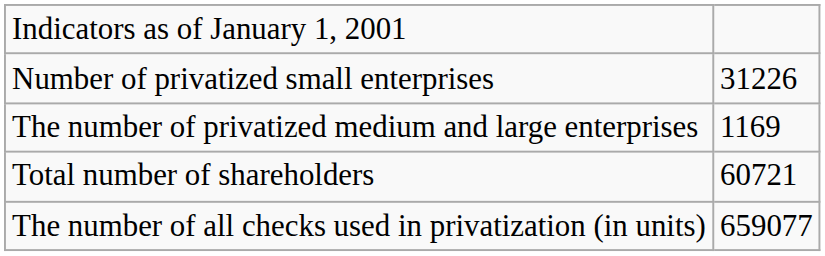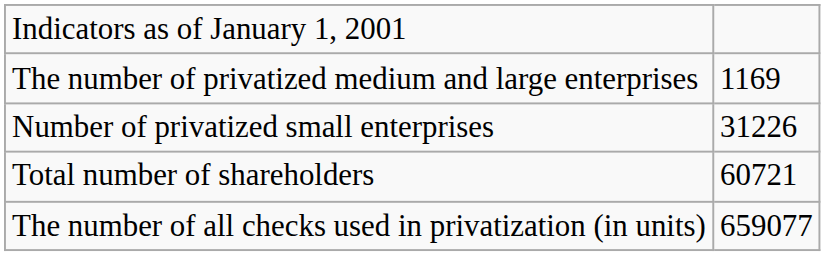rows swapped: (253, 77) <-> (355, 126)
